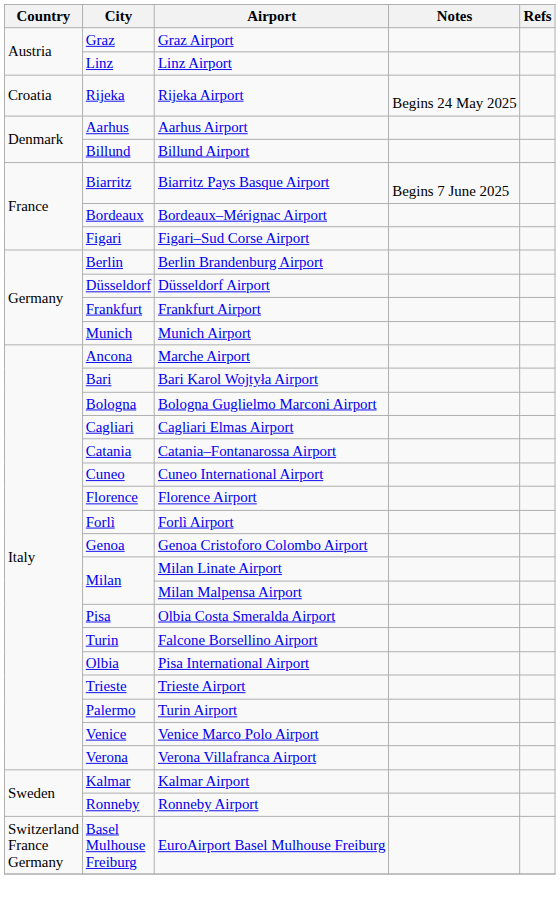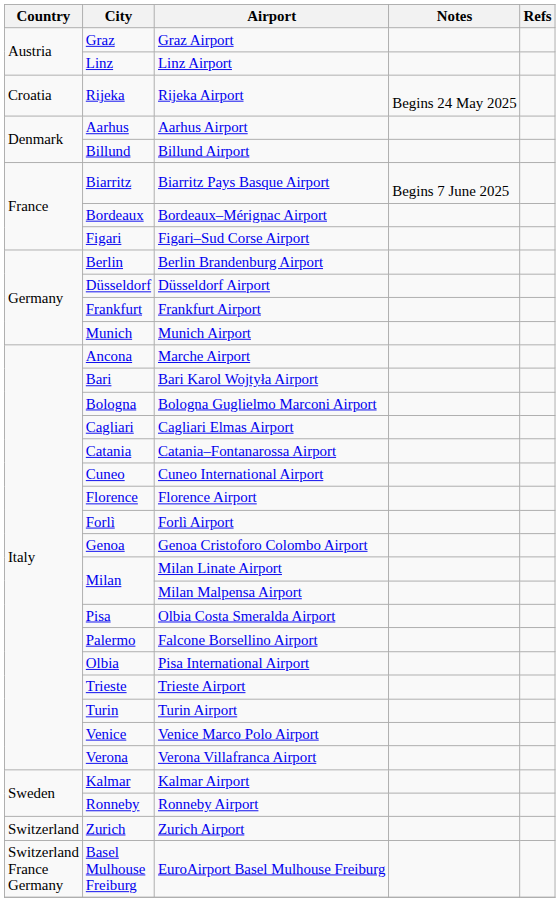(102, 639) Turin -> (111, 639) Palermo
(111, 710) Palermo -> (102, 710) Turin
+ row: (201, 828)
